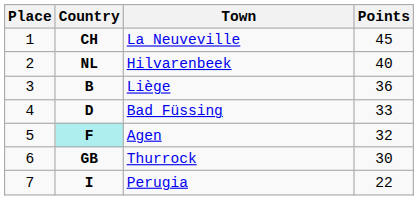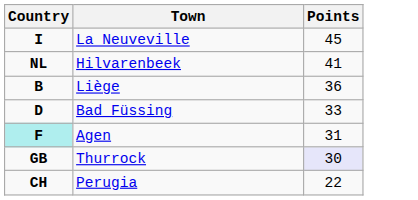- column: (30, 16)
(89, 40) CH -> (39, 40) I
(384, 64) 40 -> (333, 64) 41
(384, 135) 32 -> (333, 135) 31
(384, 159) no background -> (333, 159) lavender background
(89, 183) I -> (39, 183) CH
